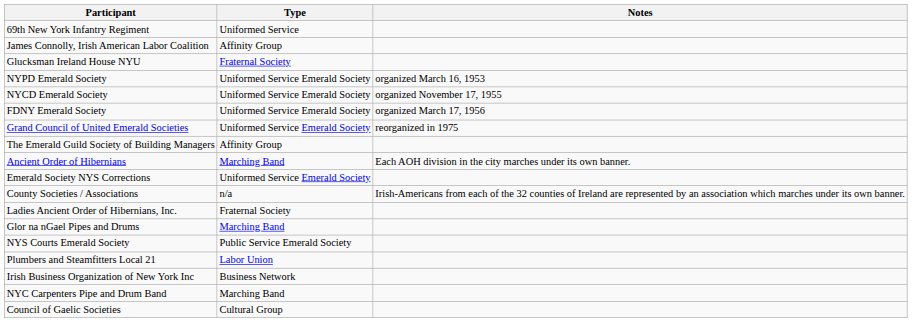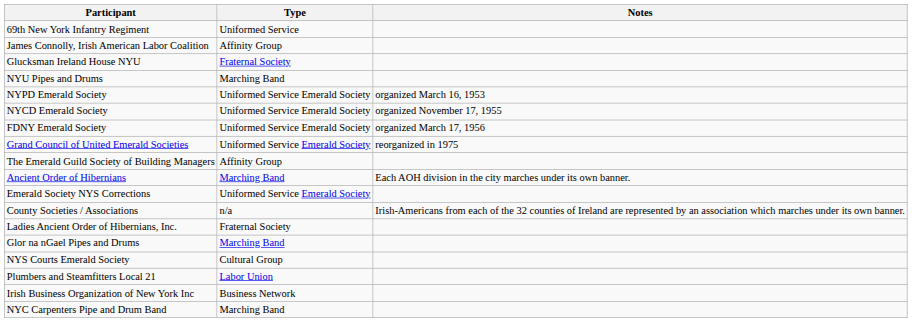+ row: (55, 78)
(285, 243) Public Service Emerald Society -> (251, 260) Cultural Group
- row: (64, 309)
